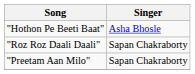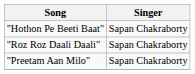(135, 28) Asha Bhosle -> (148, 28) Sapan Chakraborty
